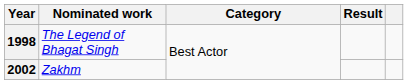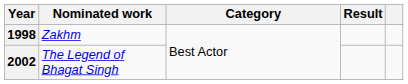(83, 42) The Legend of Bhagat Singh -> (61, 34) Zakhm
(61, 69) Zakhm -> (83, 62) The Legend of Bhagat Singh
